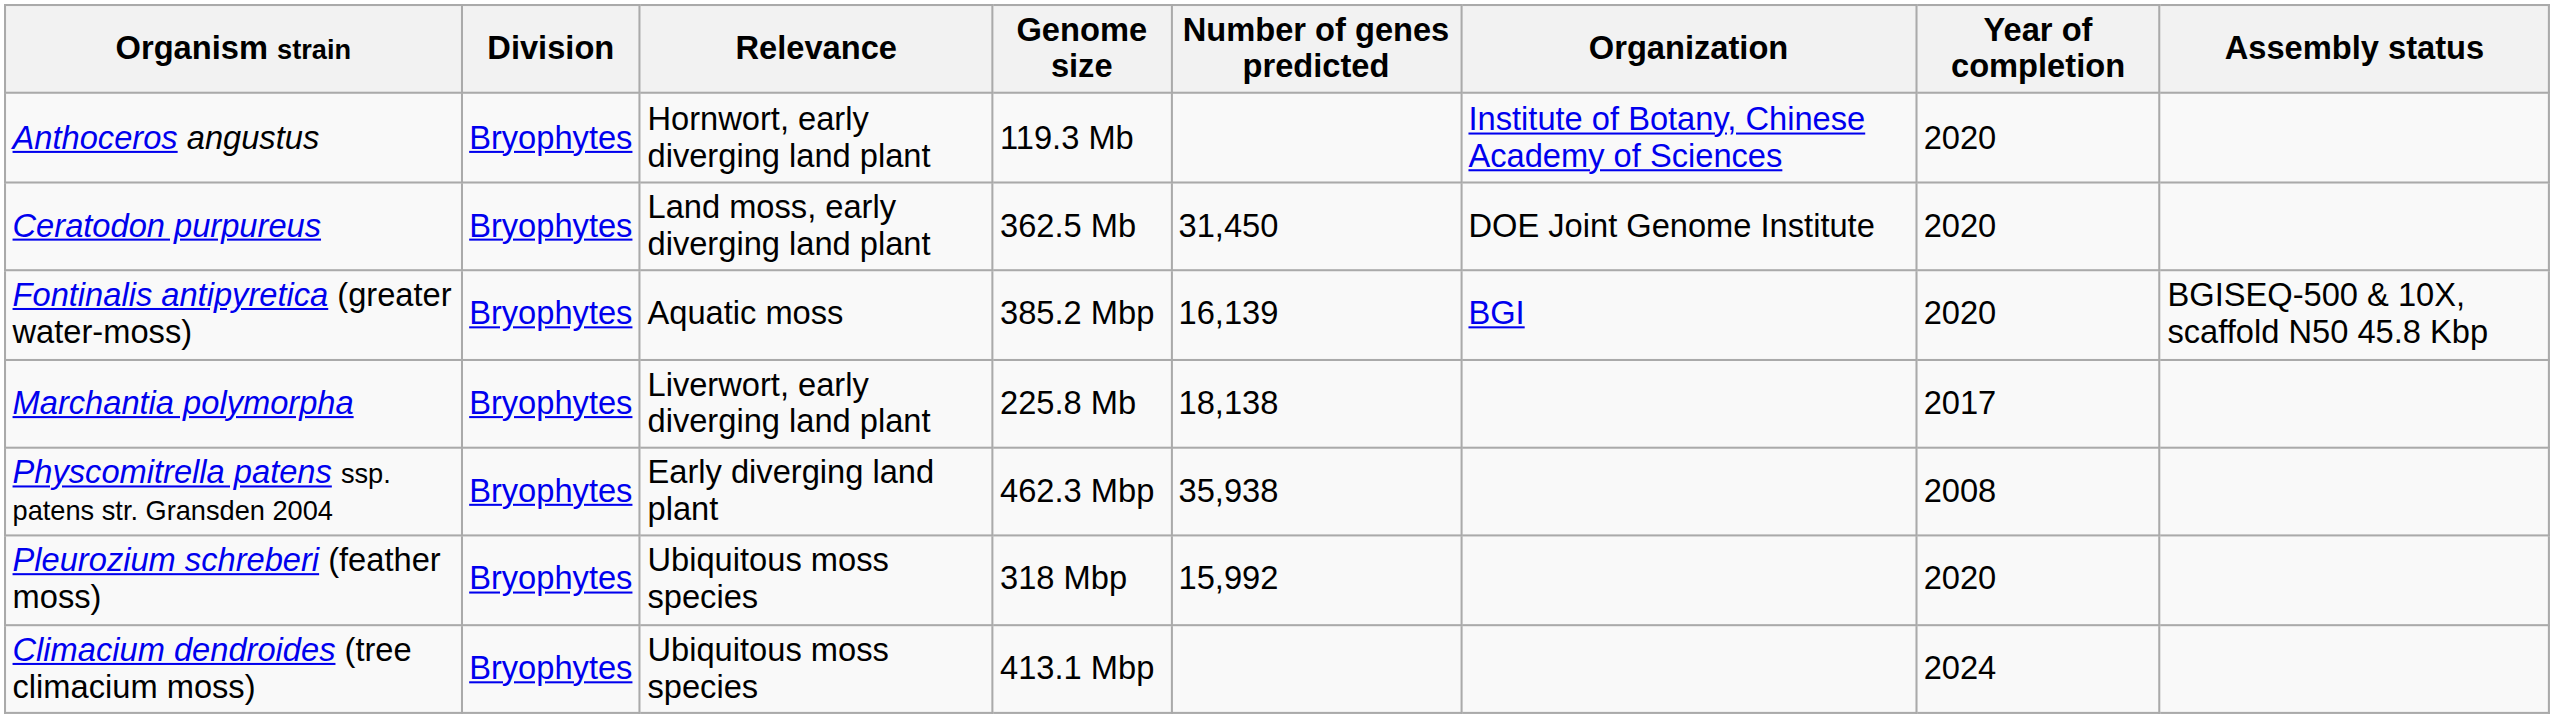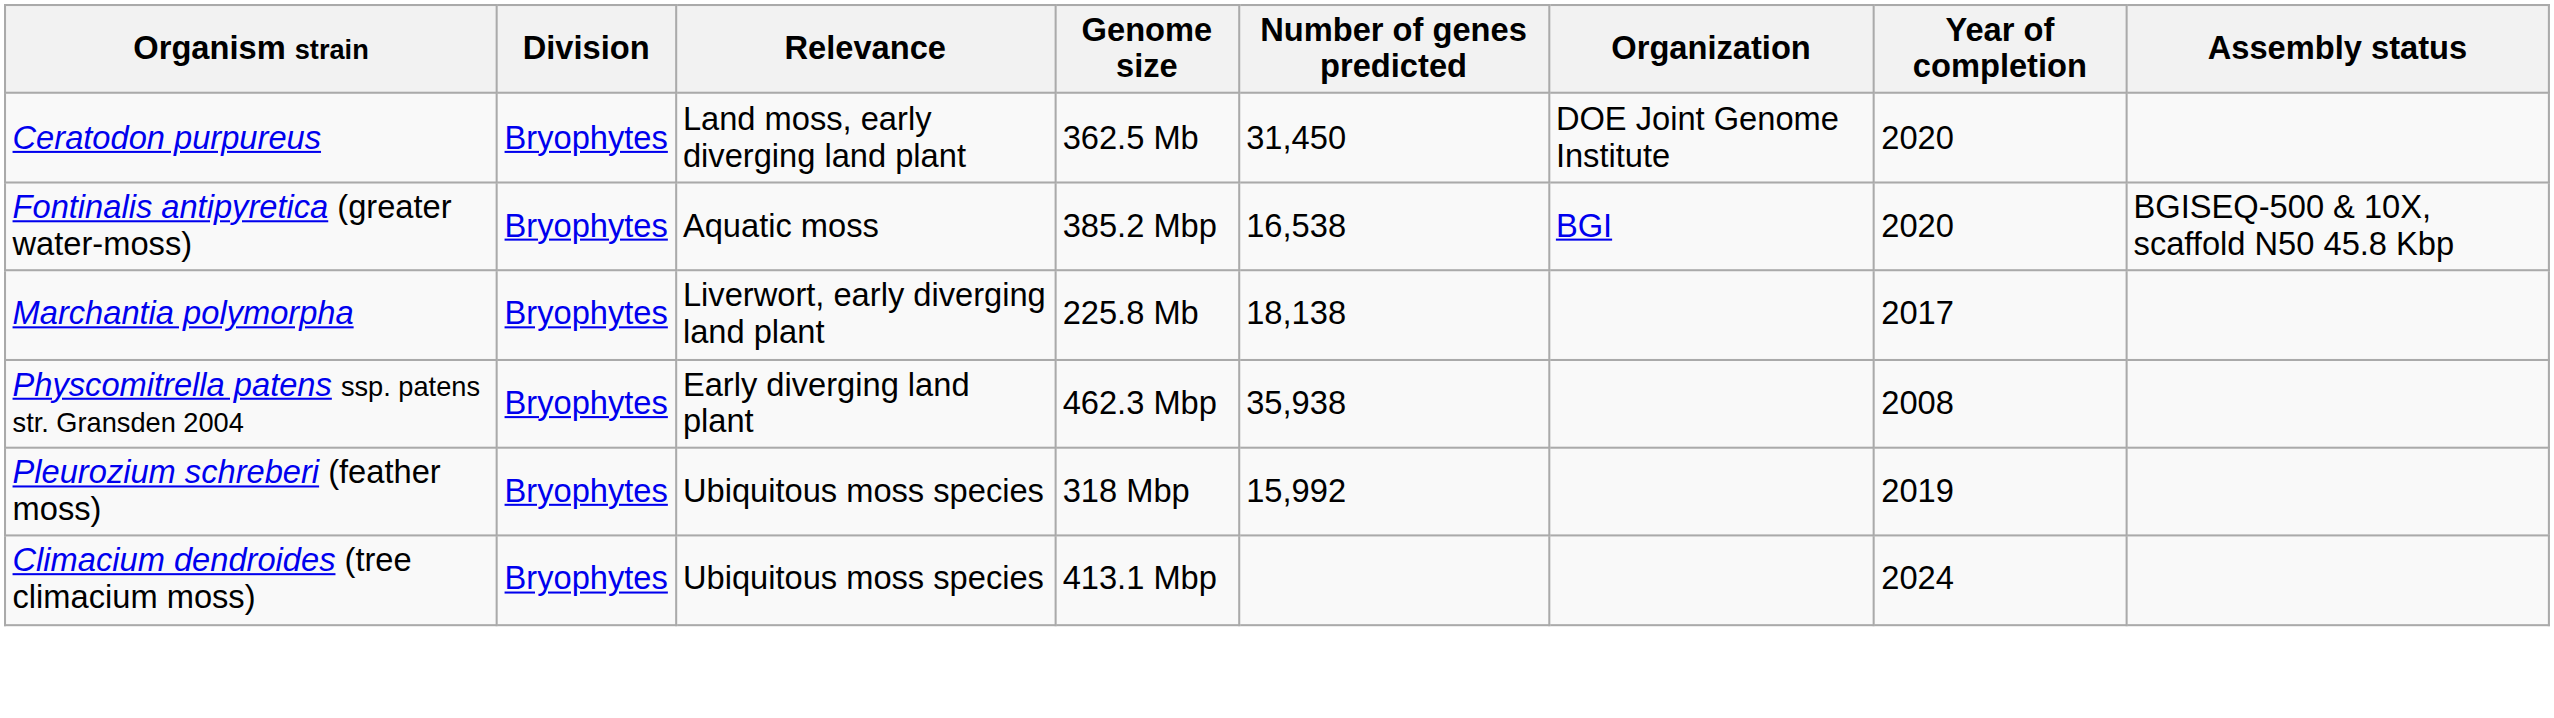- row: (166, 137)
(1228, 314) 16,139 -> (1296, 225) 16,538
(1960, 579) 2020 -> (1918, 491) 2019
